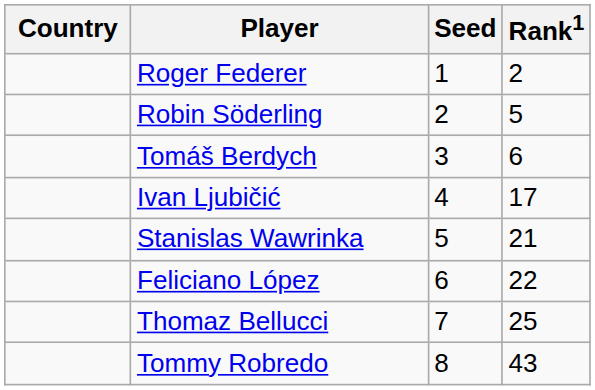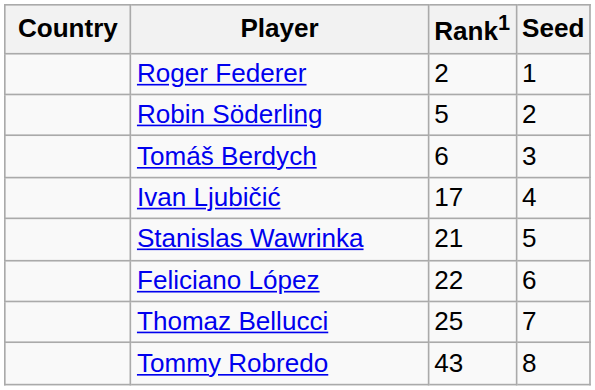columns swapped: (547, 28) <-> (465, 28)
